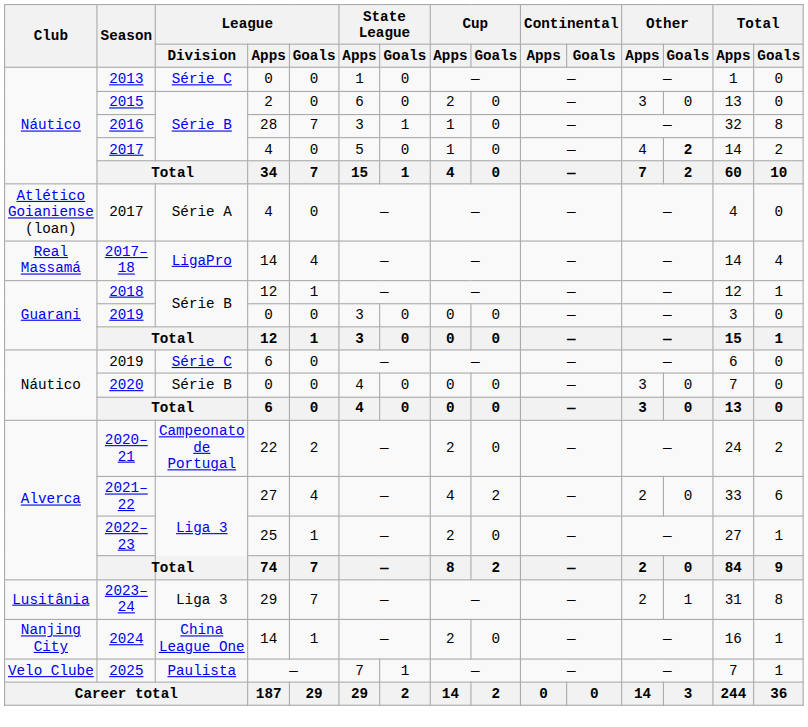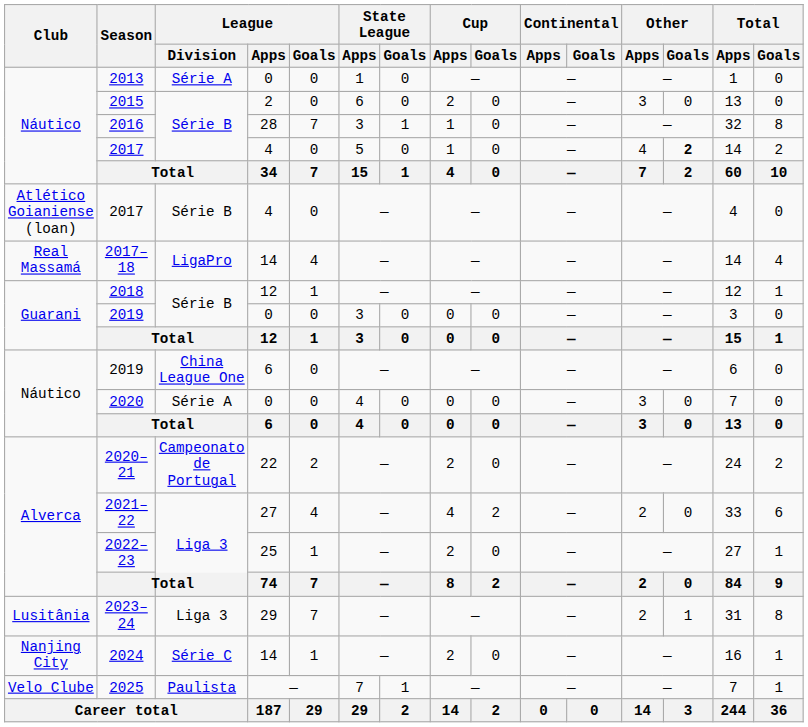(202, 79) Série C -> (202, 79) Série A
(202, 212) Série A -> (202, 212) Série B
(202, 362) Série C -> (202, 370) China League One
(202, 385) Série B -> (202, 402) Série A
(202, 639) China League One -> (202, 656) Série C
